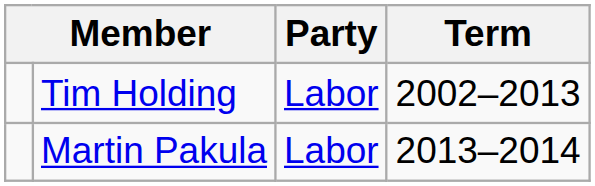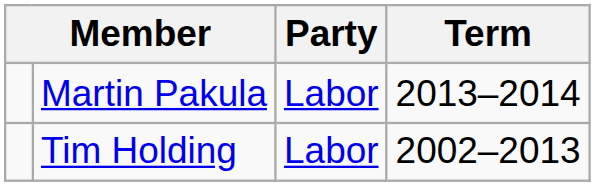rows swapped: (139, 92) <-> (154, 151)
